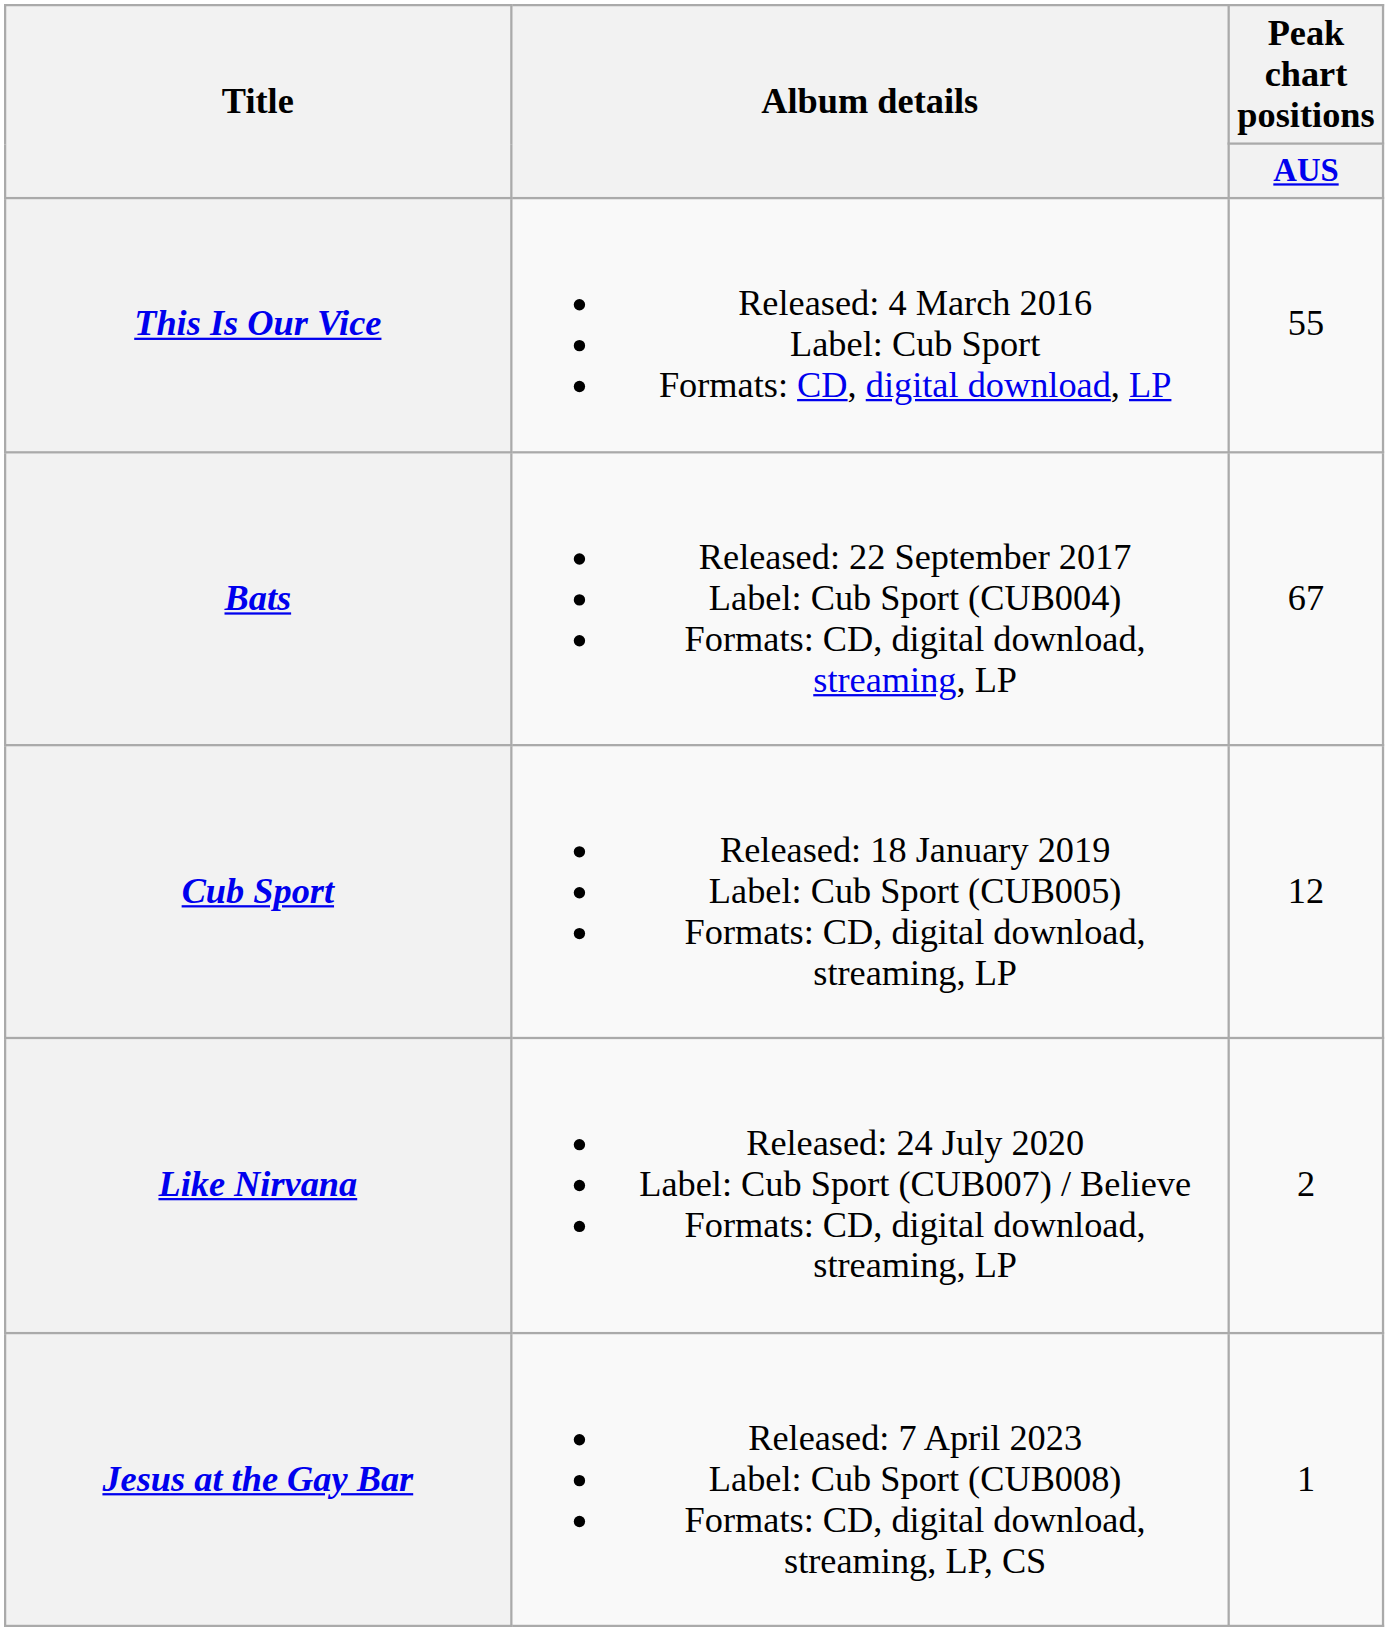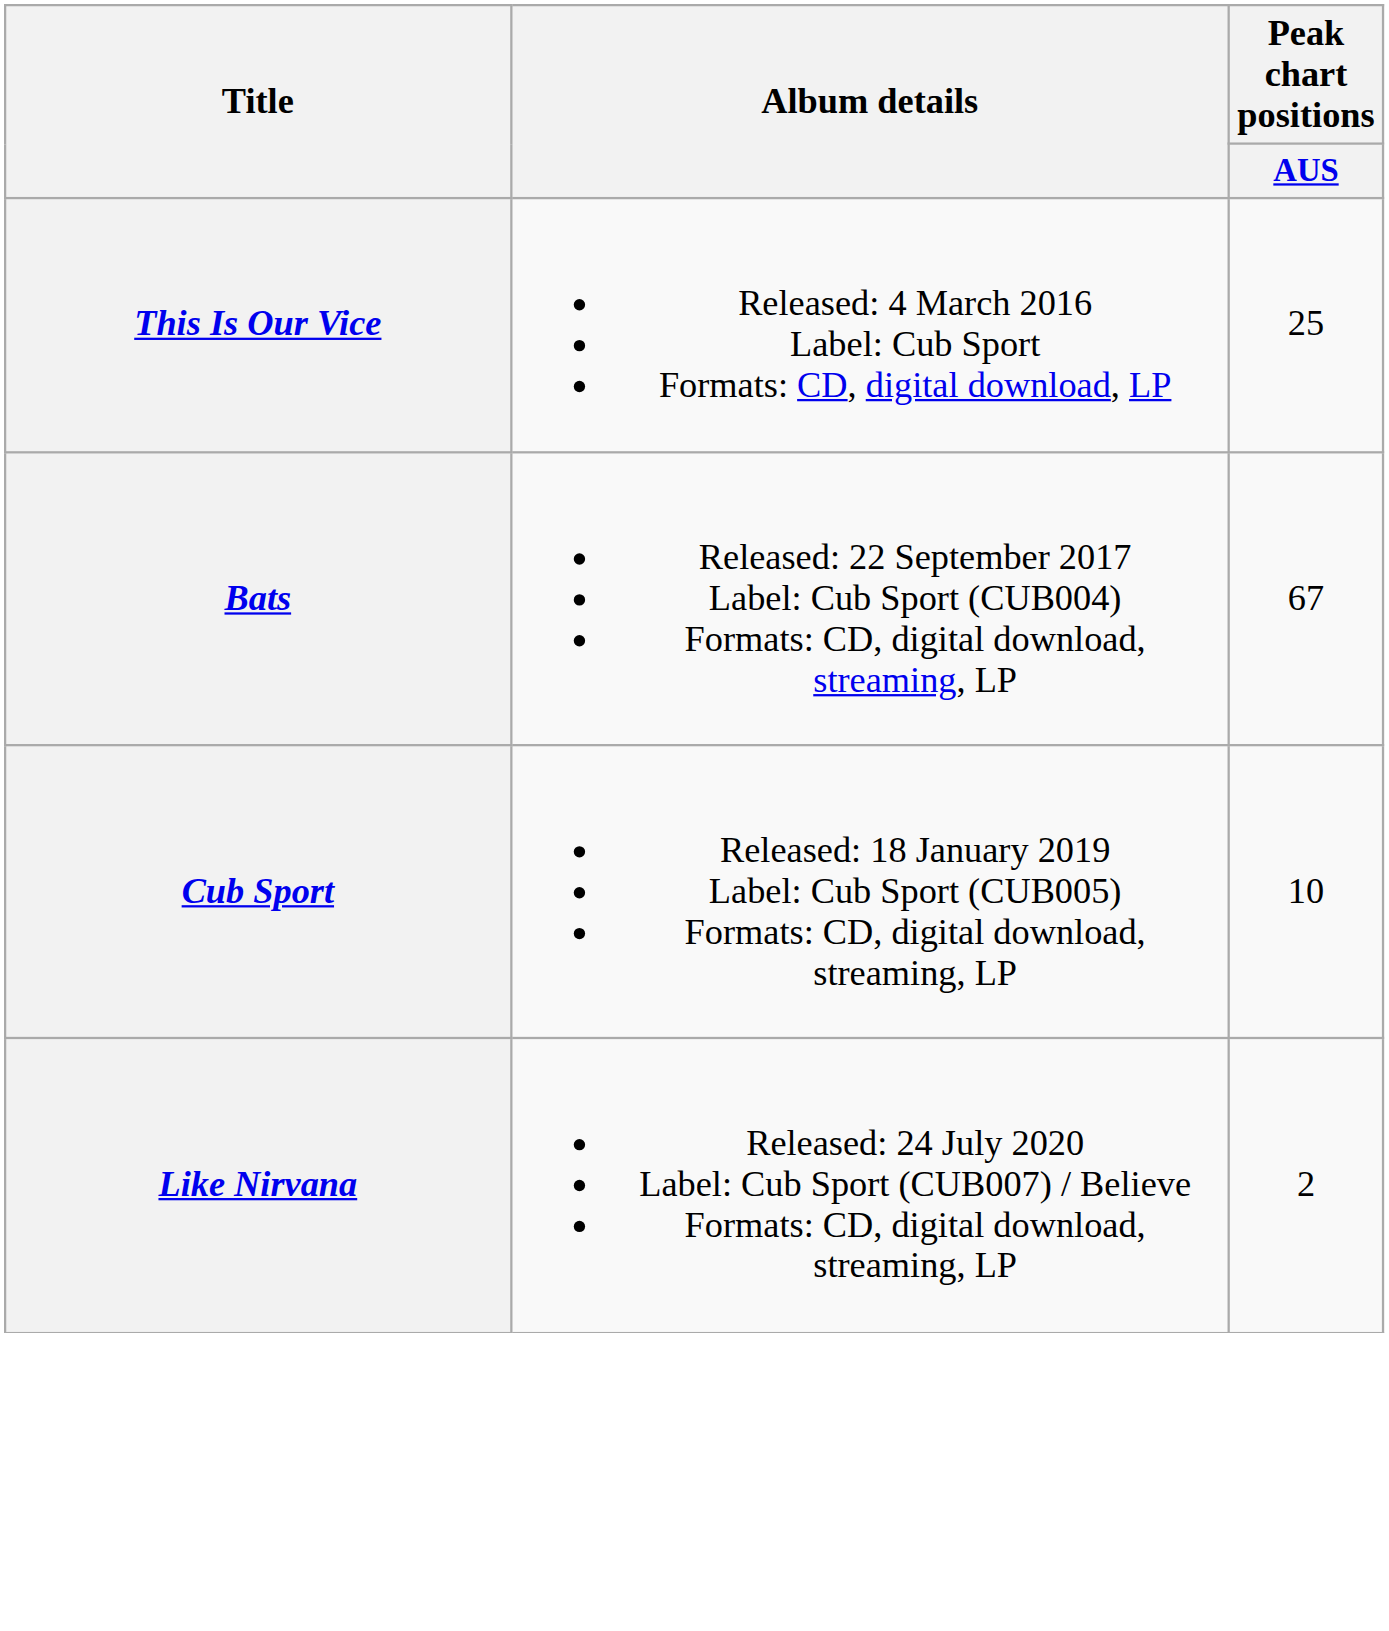(1306, 324) 55 -> (1306, 324) 25
(1306, 891) 12 -> (1306, 891) 10
- row: (258, 1478)
